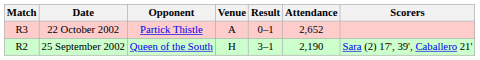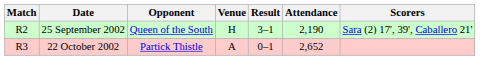rows swapped: (83, 47) <-> (83, 30)
